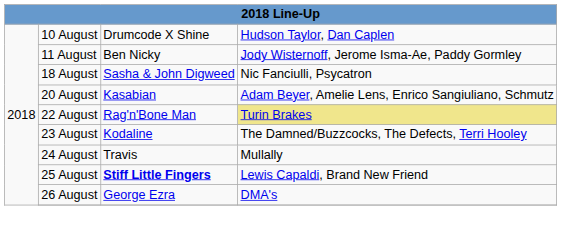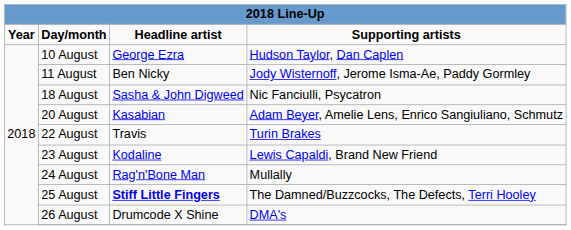+ row: (74, 34)
(156, 34) Drumcode X Shine -> (148, 54) George Ezra
(150, 114) Rag'n'Bone Man -> (129, 134) Travis
(276, 114) khaki background -> (285, 134) no background
(384, 134) The Damned/Buzzcocks, The Defects, Terri Hooley -> (343, 154) Lewis Capaldi, Brand New Friend
(120, 154) Travis -> (159, 174) Rag'n'Bone Man
(334, 174) Lewis Capaldi, Brand New Friend -> (393, 194) The Damned/Buzzcocks, The Defects, Terri Hooley
(139, 194) George Ezra -> (165, 214) Drumcode X Shine
